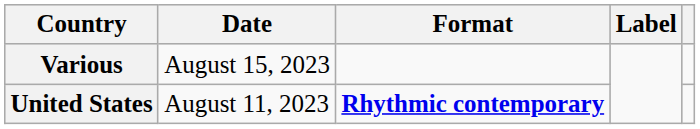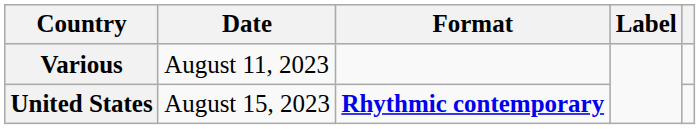(247, 63) August 15, 2023 -> (247, 63) August 11, 2023
(247, 103) August 11, 2023 -> (247, 103) August 15, 2023
